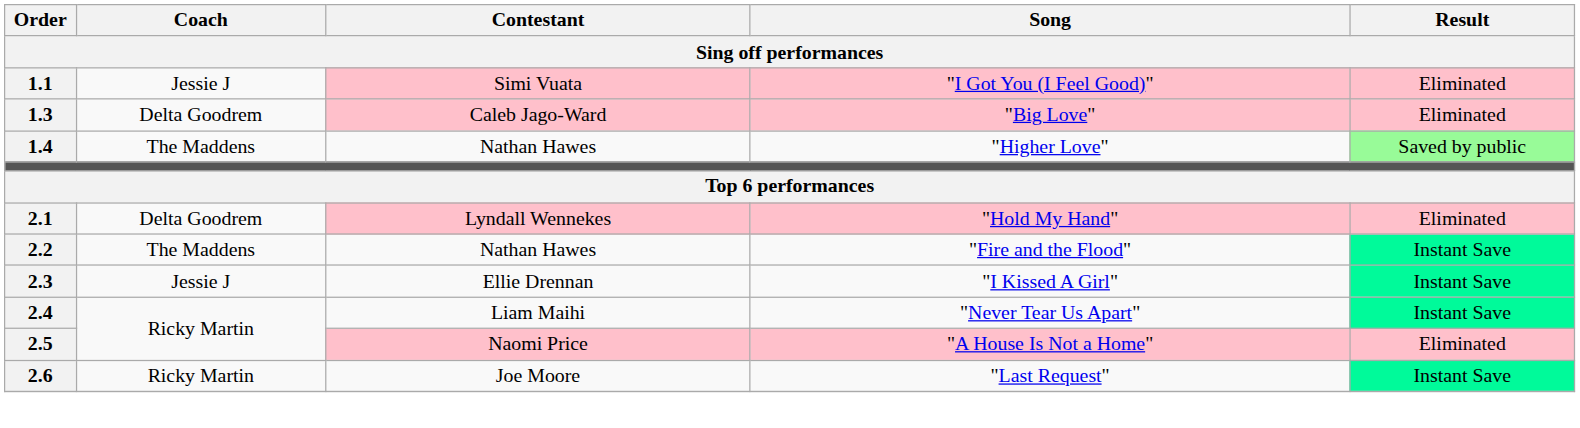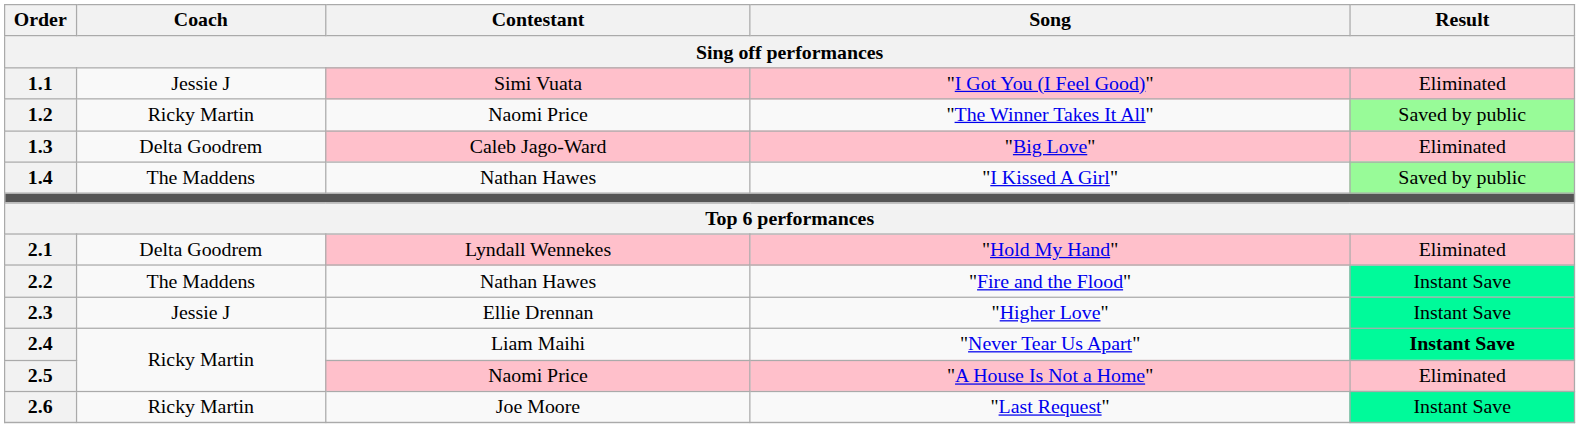+ row: (40, 114)
(1050, 146) "Higher Love" -> (1050, 177) "I Kissed A Girl"
(1050, 281) "I Kissed A Girl" -> (1050, 312) "Higher Love"
(1462, 312) normal -> (1462, 344) bold
